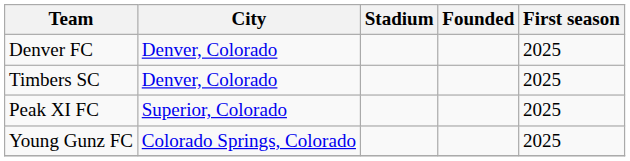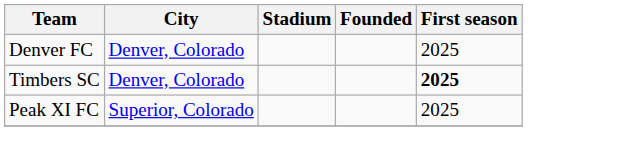(542, 79) normal -> (440, 79) bold
- row: (71, 140)
